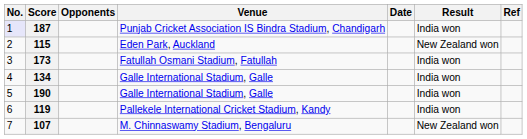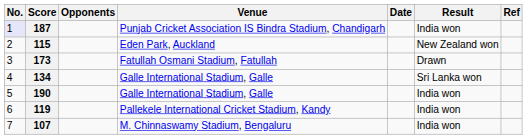(439, 61) India won -> (432, 61) Drawn
(439, 77) India won -> (449, 77) Sri Lanka won
(458, 126) New Zealand won -> (439, 126) India won
